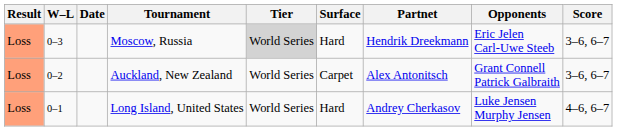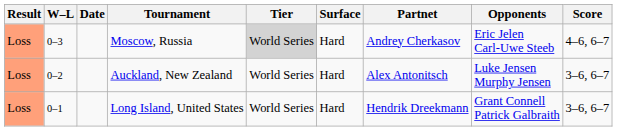(417, 41) Hendrik Dreekmann -> (413, 41) Andrey Cherkasov
(587, 41) 3–6, 6–7 -> (587, 41) 4–6, 6–7
(336, 75) Carpet -> (332, 75) Hard
(517, 75) Grant Connell Patrick Galbraith -> (513, 75) Luke Jensen Murphy Jensen
(413, 108) Andrey Cherkasov -> (417, 108) Hendrik Dreekmann
(513, 108) Luke Jensen Murphy Jensen -> (517, 108) Grant Connell Patrick Galbraith
(587, 108) 4–6, 6–7 -> (587, 108) 3–6, 6–7
